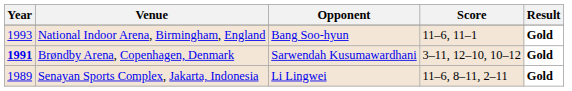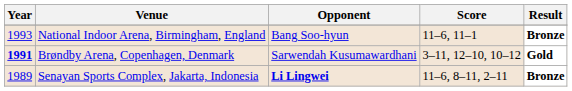(540, 35) Gold -> (546, 35) Bronze
(299, 76) normal -> (300, 76) bold
(540, 76) Gold -> (546, 76) Bronze
